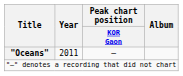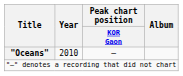(69, 53) 2011 -> (69, 53) 2010
